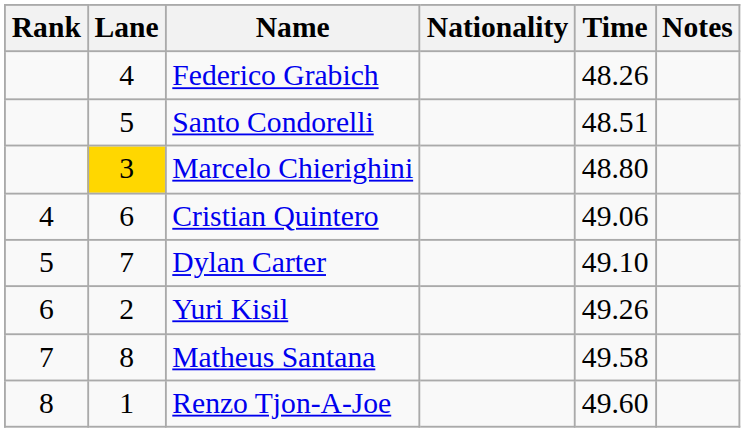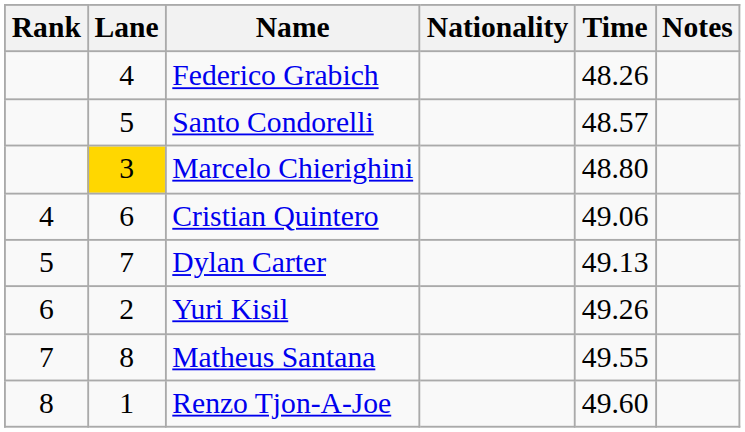(615, 121) 48.51 -> (615, 121) 48.57
(615, 262) 49.10 -> (615, 262) 49.13
(615, 356) 49.58 -> (615, 356) 49.55
